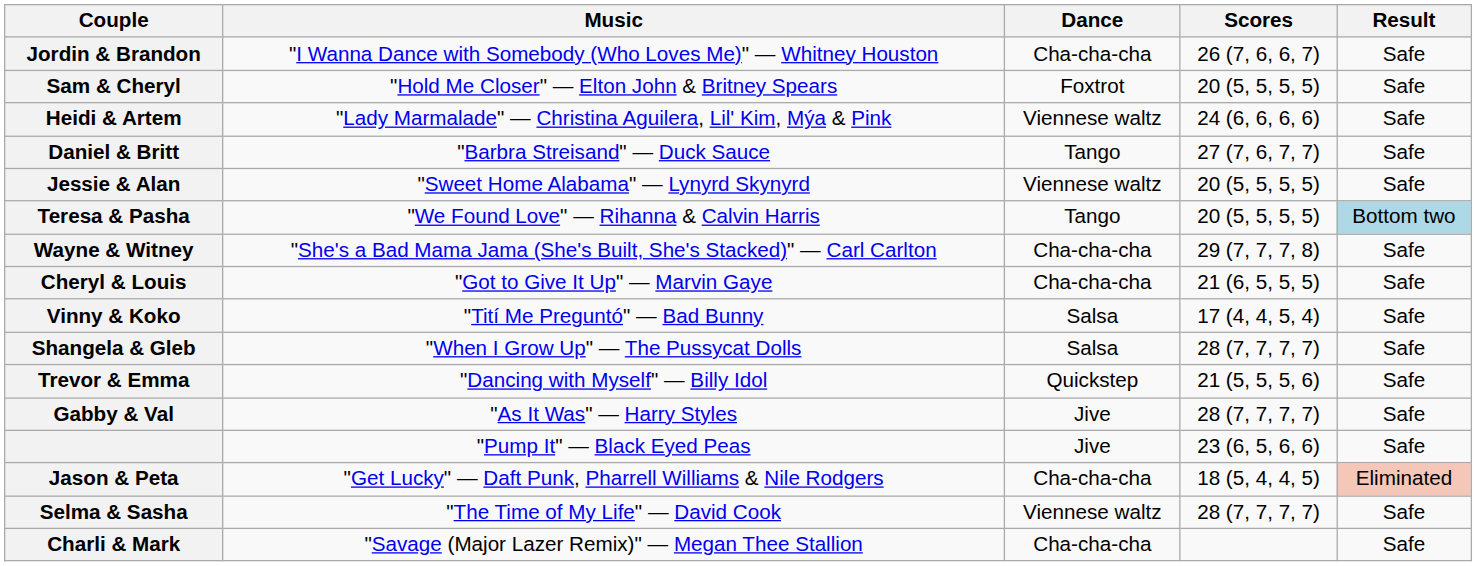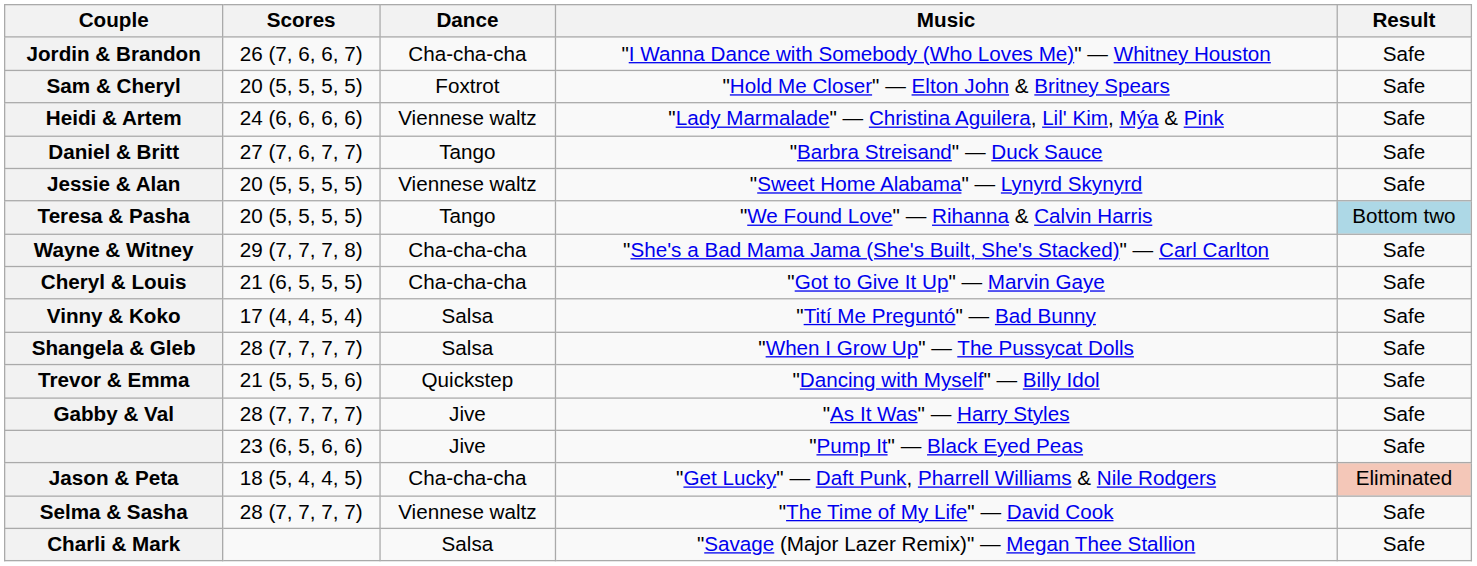columns swapped: (1259, 20) <-> (614, 20)
(1092, 544) Cha-cha-cha -> (467, 544) Salsa
